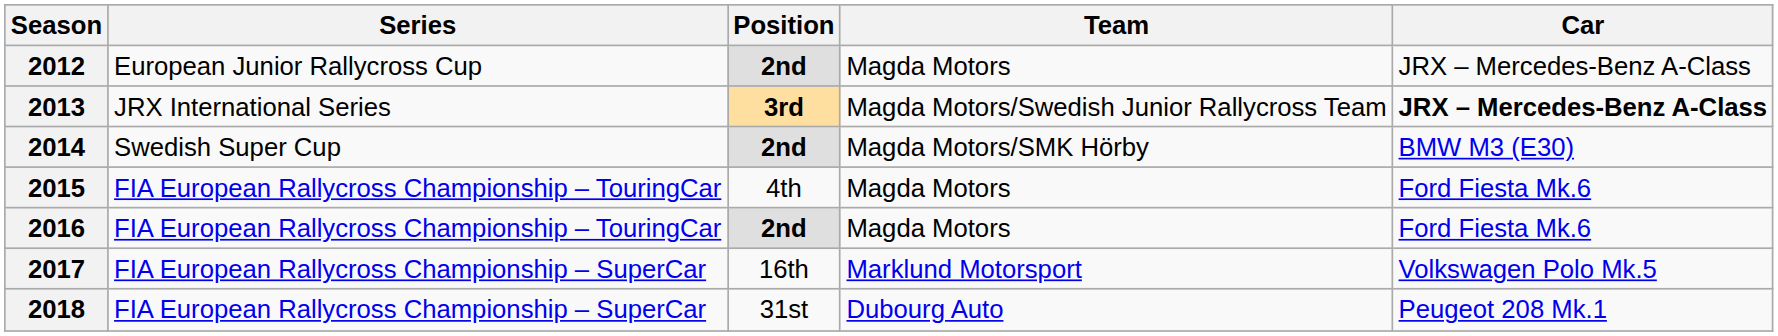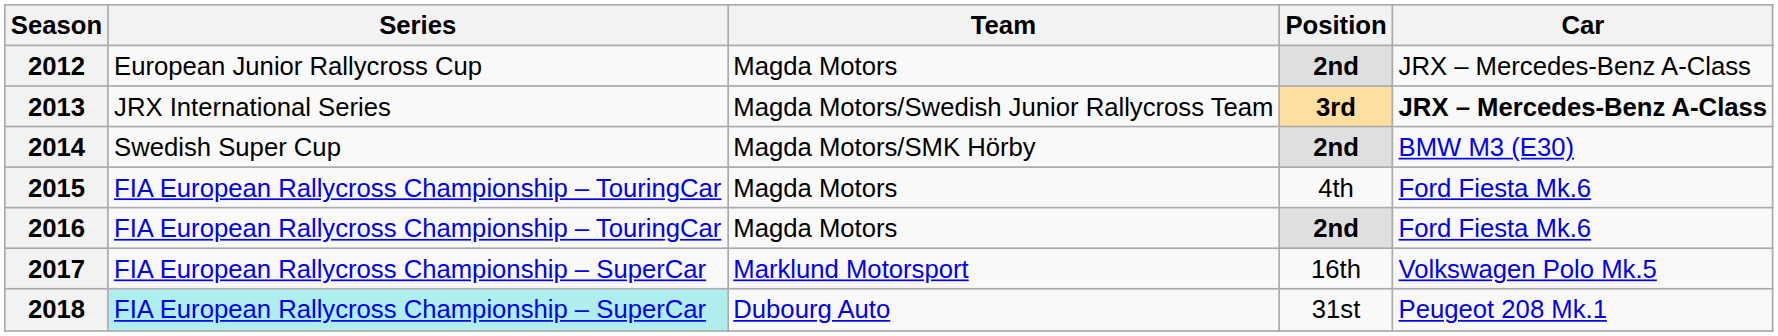columns swapped: (784, 25) <-> (1117, 25)
(410, 310) no background -> (410, 310) paleturquoise background
